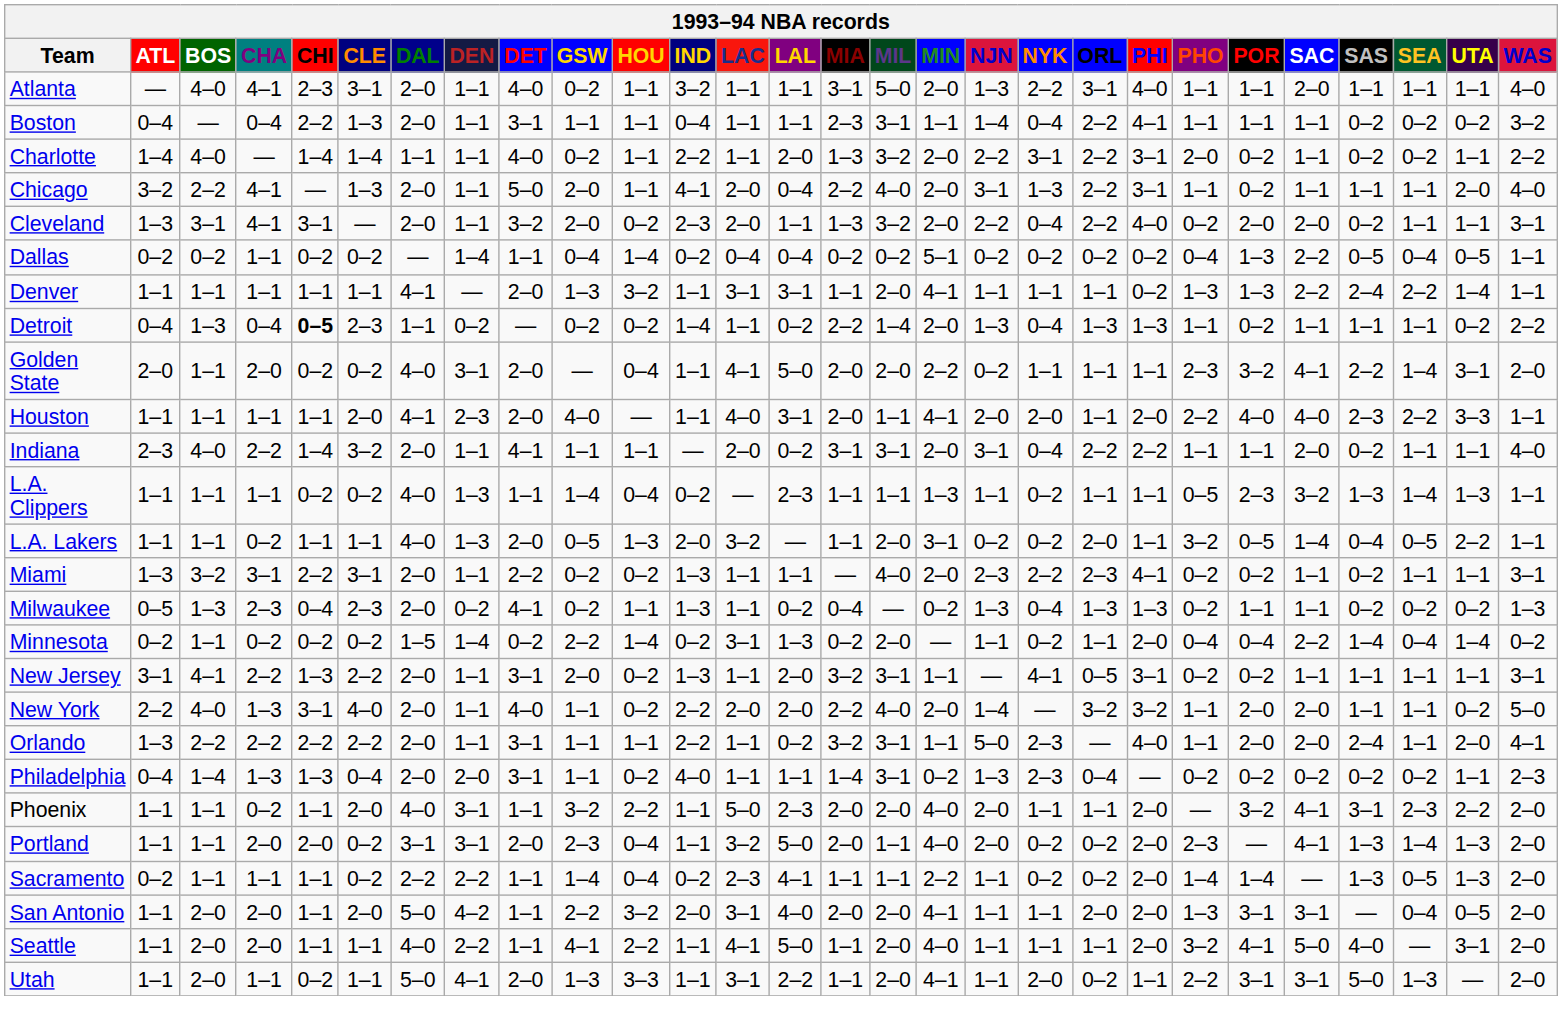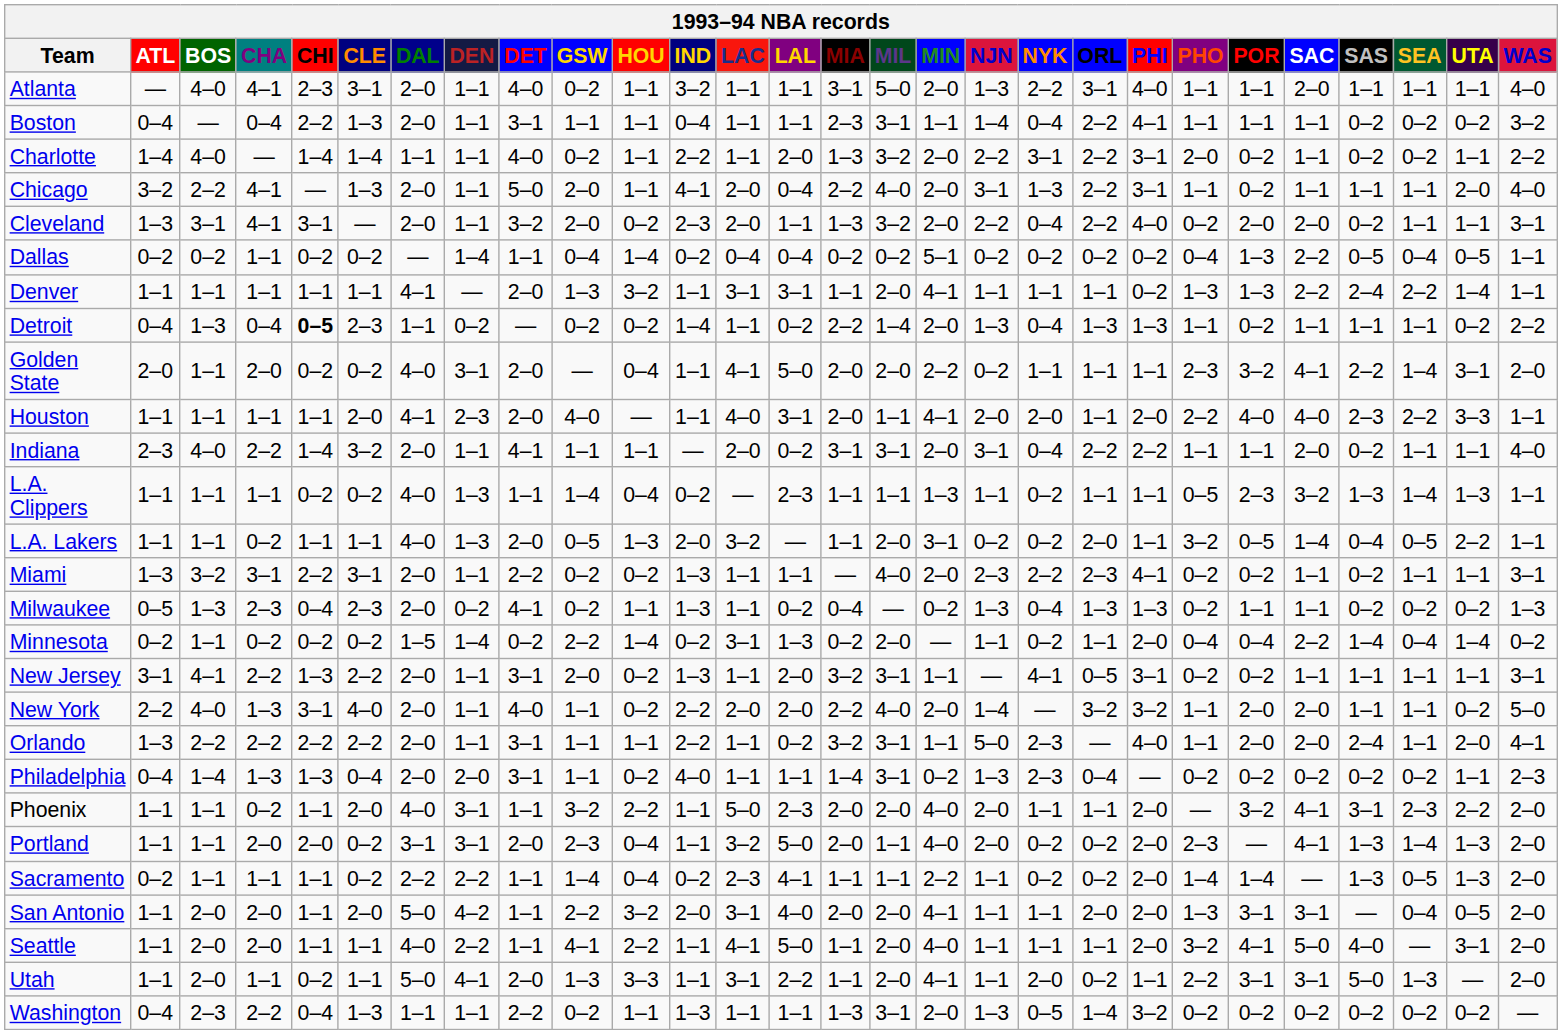+ row: (65, 1013)
